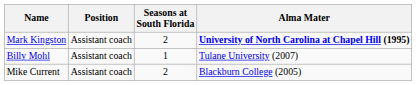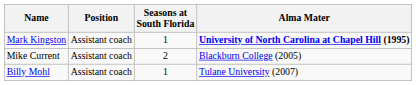(165, 40) 2 -> (165, 40) 1
rows swapped: (33, 72) <-> (28, 56)
